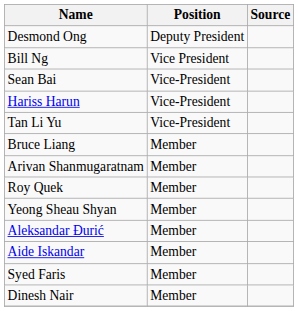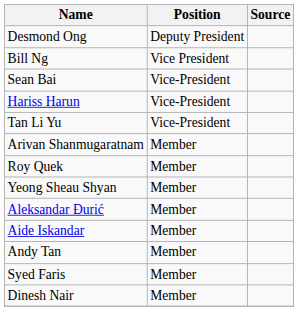- row: (41, 144)
+ row: (34, 252)
